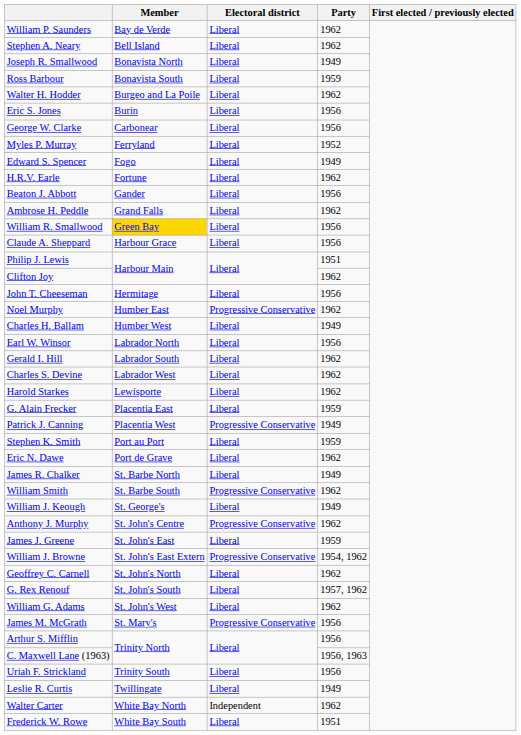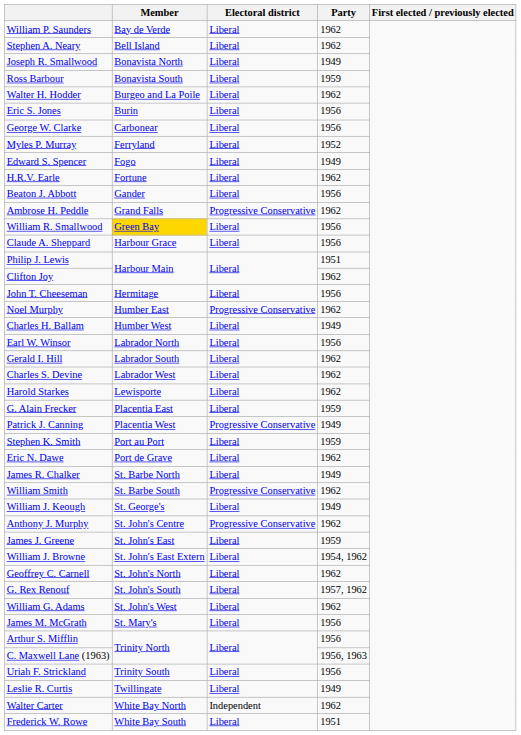(224, 210) Liberal -> (262, 210) Progressive Conservative
(262, 557) Progressive Conservative -> (224, 557) Liberal
(262, 623) Progressive Conservative -> (224, 623) Liberal
